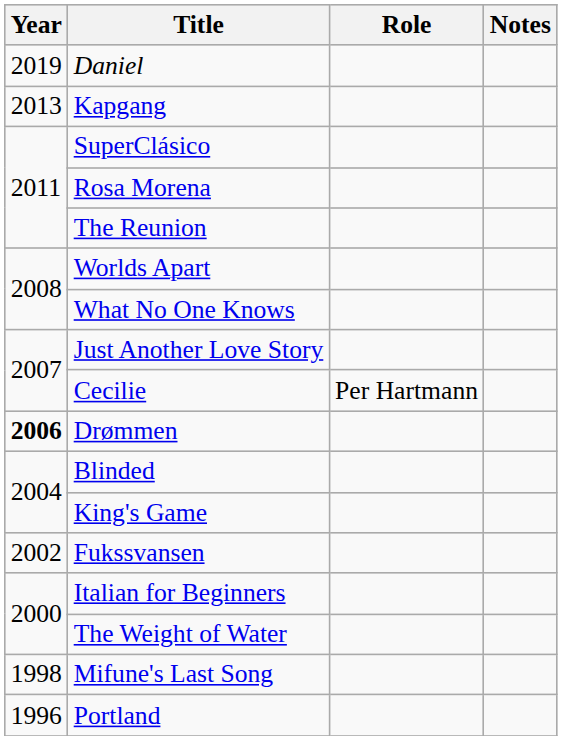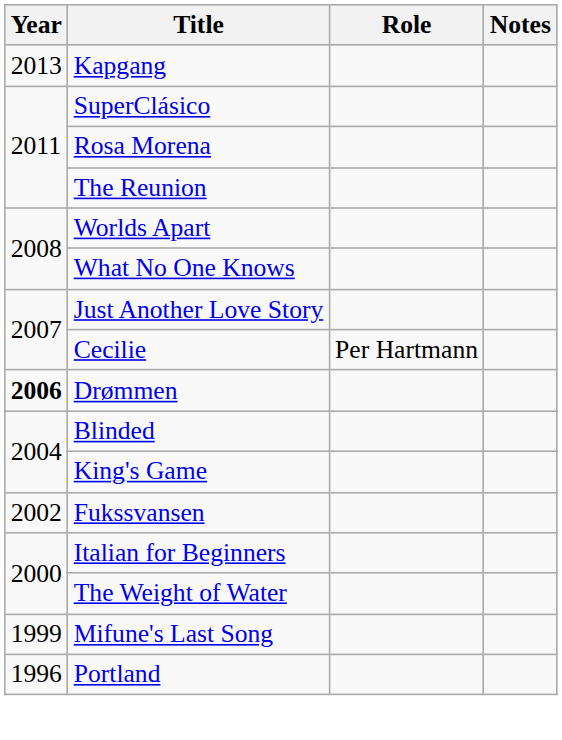- row: (109, 65)
(36, 674) 1998 -> (36, 633) 1999
